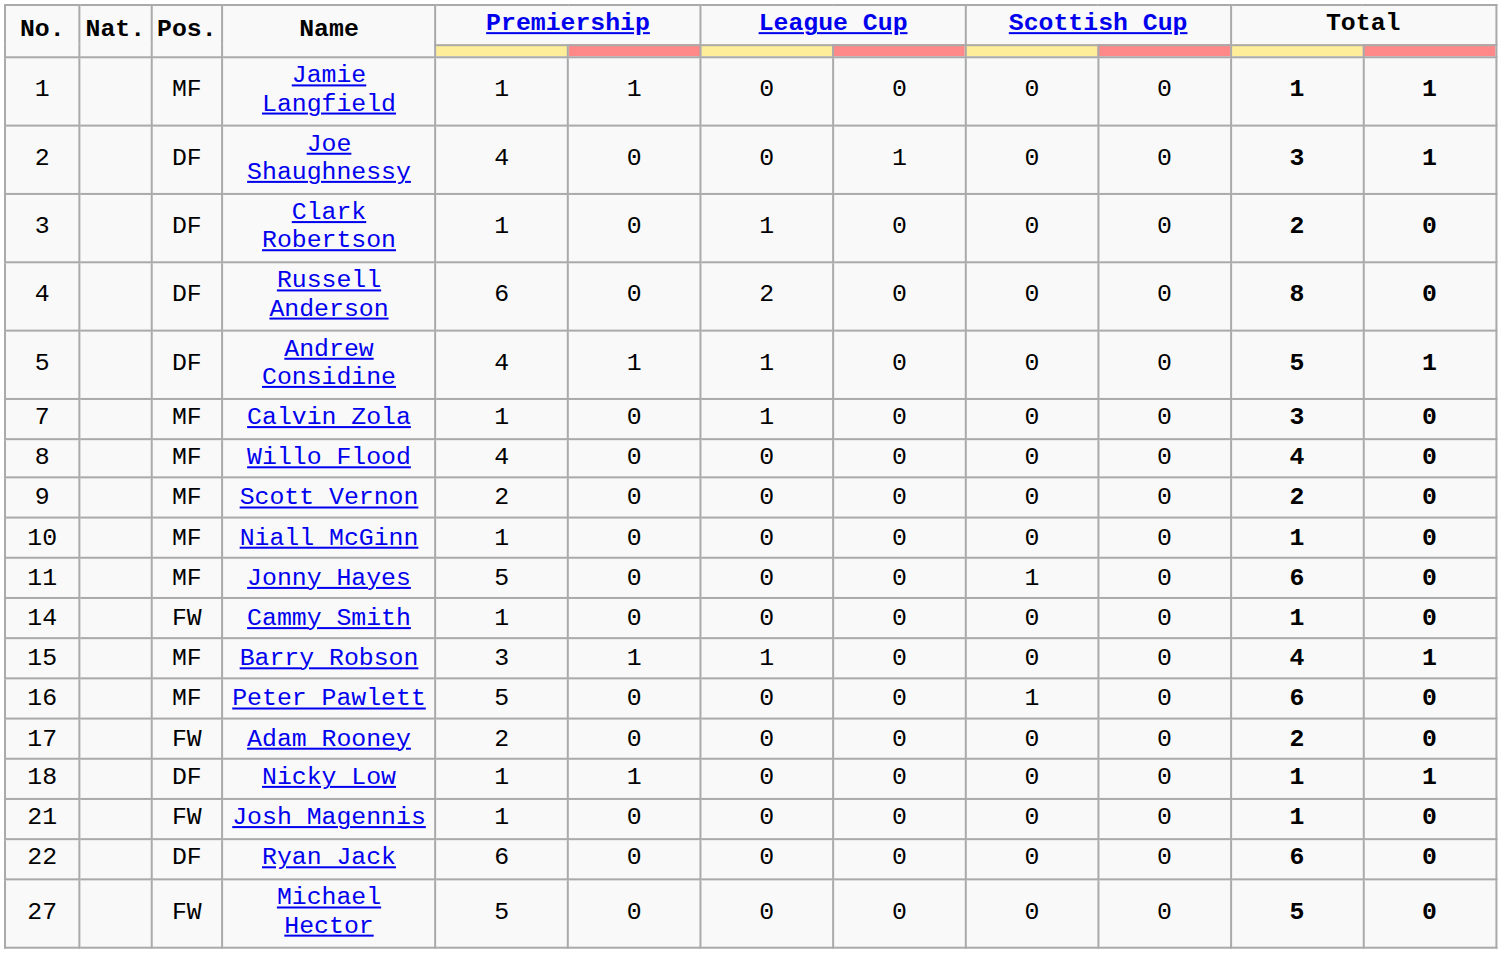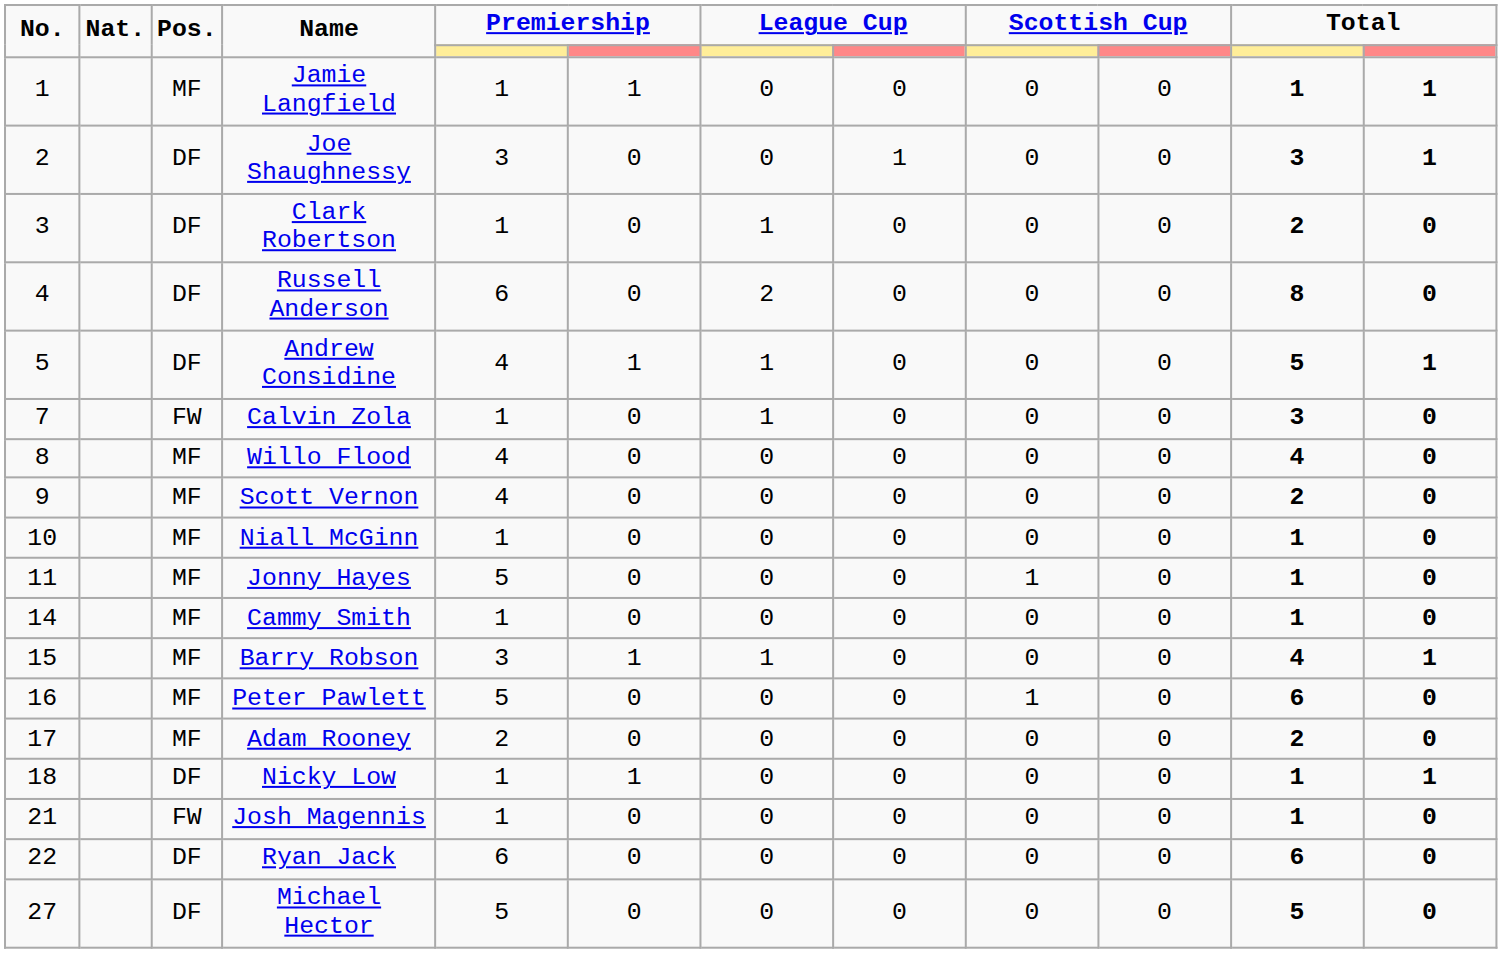(502, 160) 4 -> (502, 160) 3
(187, 418) MF -> (187, 418) FW
(502, 499) 2 -> (502, 499) 4
(1297, 579) 6 -> (1297, 579) 1
(187, 619) FW -> (187, 619) MF
(187, 739) FW -> (187, 739) MF
(187, 913) FW -> (187, 913) DF
